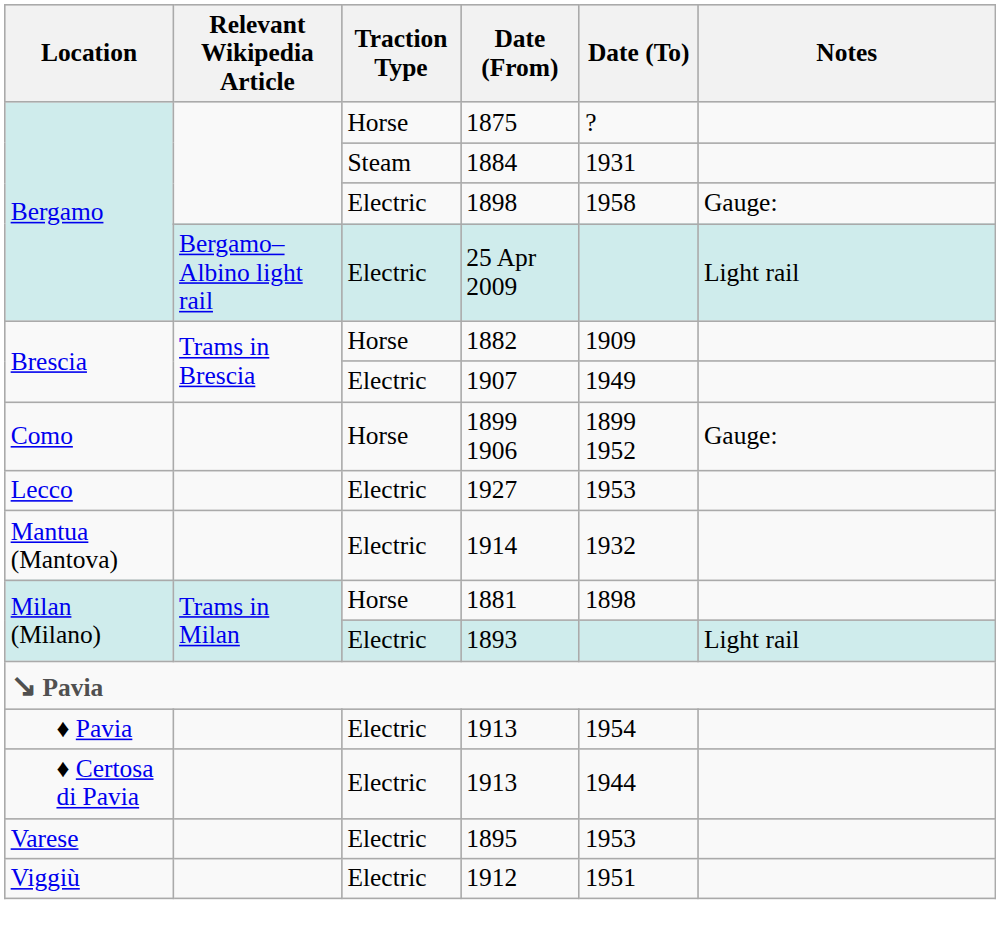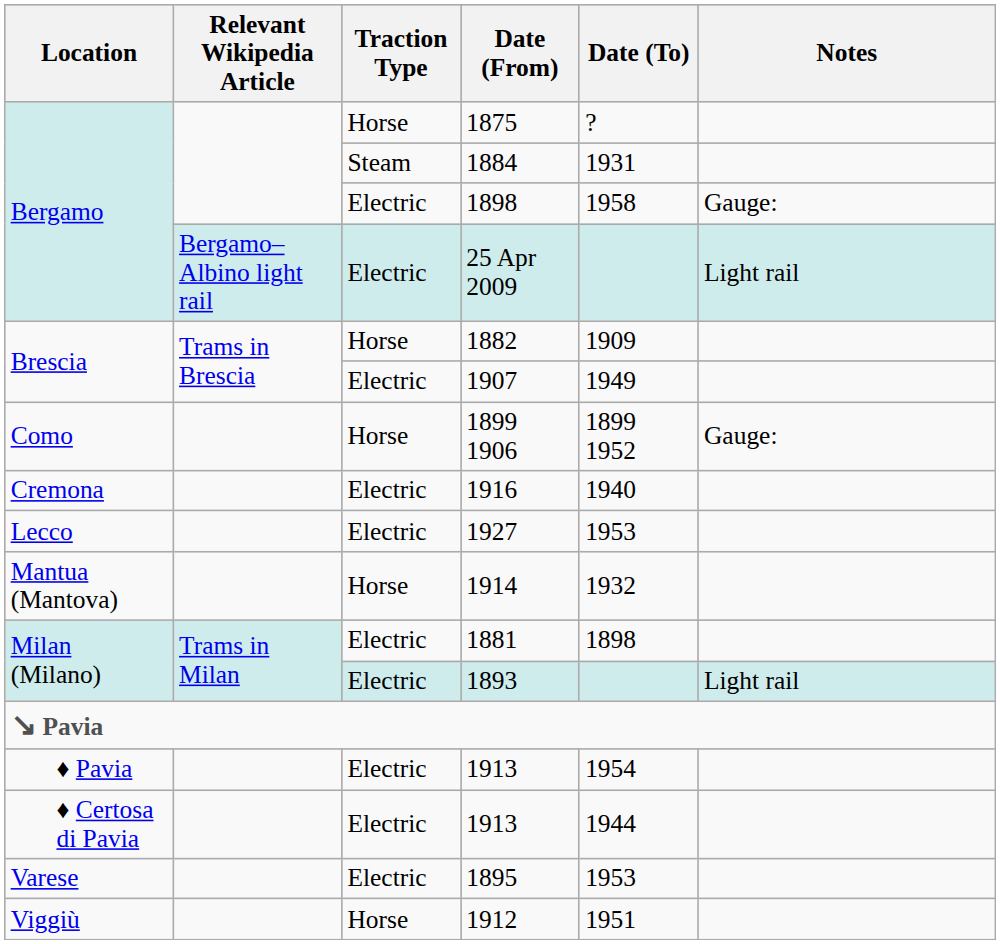+ row: (57, 490)
(387, 545) Electric -> (378, 585) Horse
(378, 599) Horse -> (387, 640) Electric
(387, 878) Electric -> (378, 918) Horse
